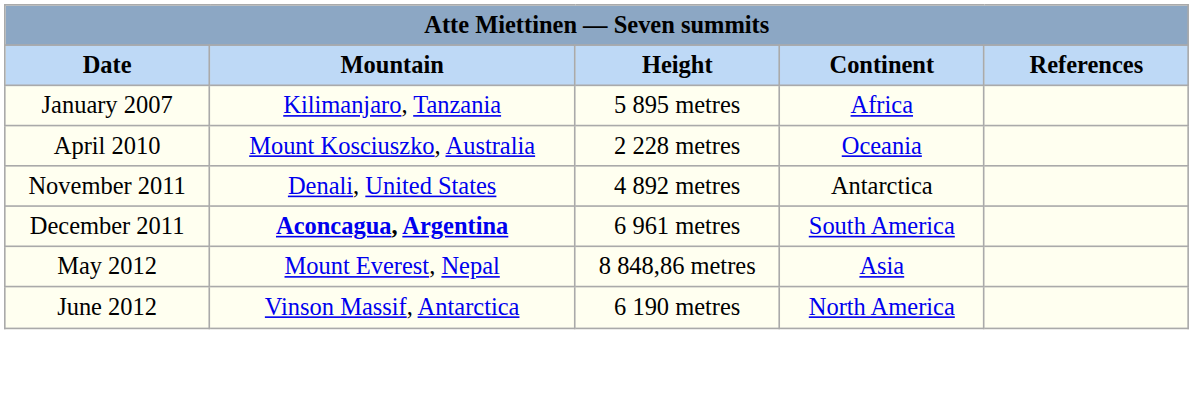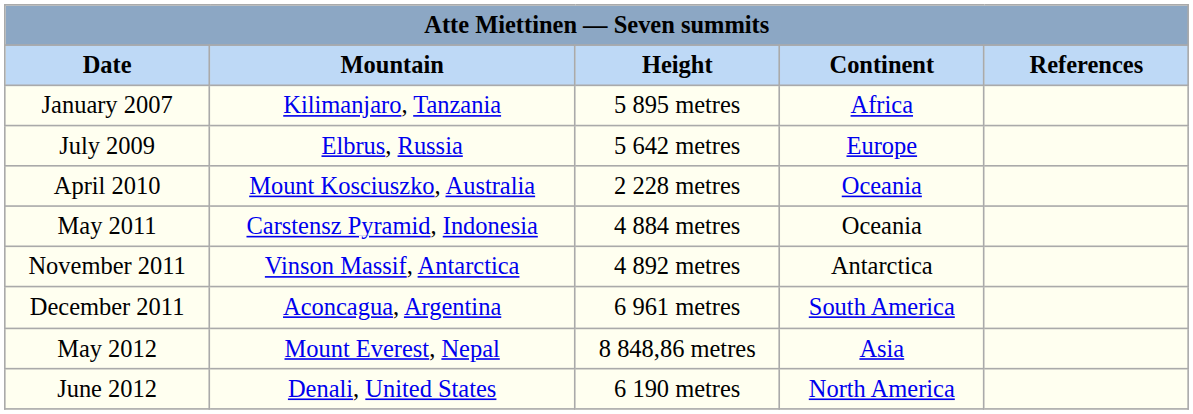+ row: (107, 145)
+ row: (107, 226)
(392, 186) Denali, United States -> (392, 266) Vinson Massif, Antarctica
(392, 226) bold -> (392, 307) normal
(392, 307) Vinson Massif, Antarctica -> (392, 388) Denali, United States
